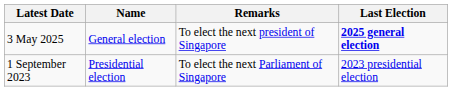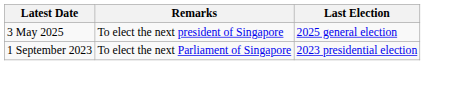- column: (131, 13)
(373, 38) bold -> (347, 32) normal
